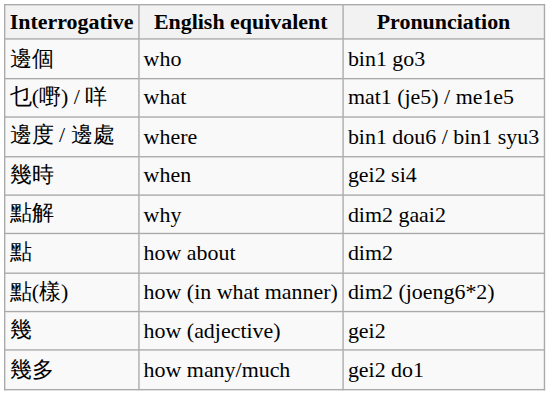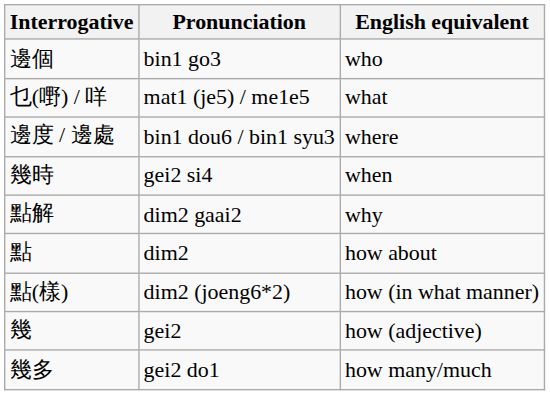columns swapped: (443, 21) <-> (241, 21)
